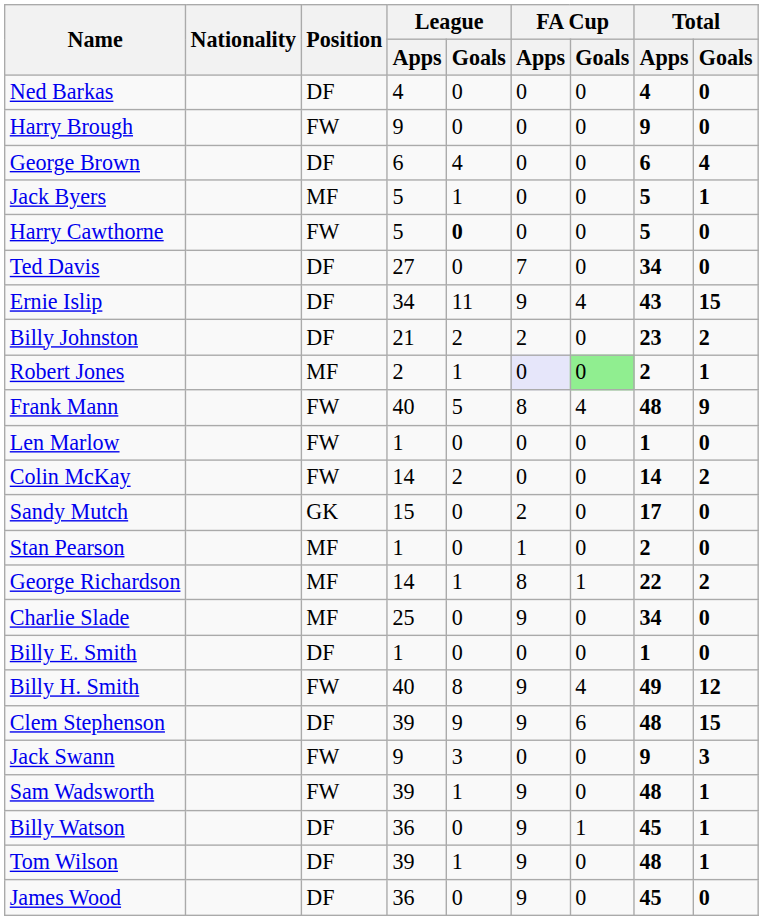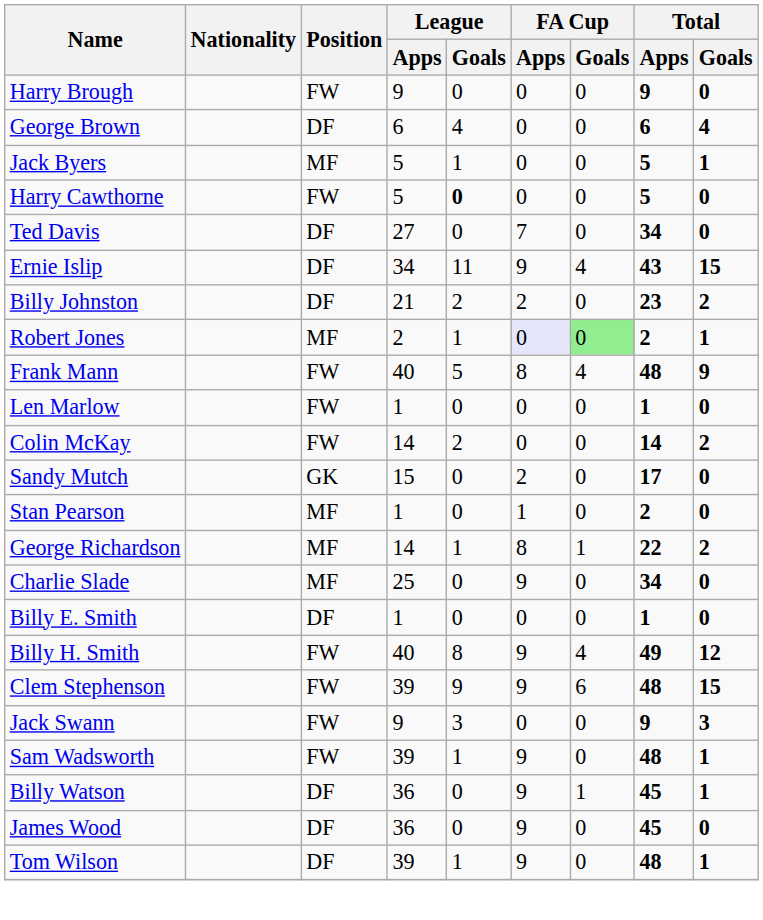- row: (62, 92)
(320, 722) DF -> (323, 687) FW
rows swapped: (64, 862) <-> (65, 897)
